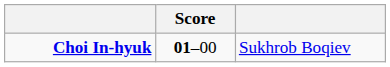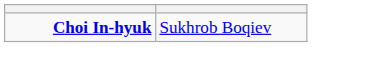- column: (195, 19)
